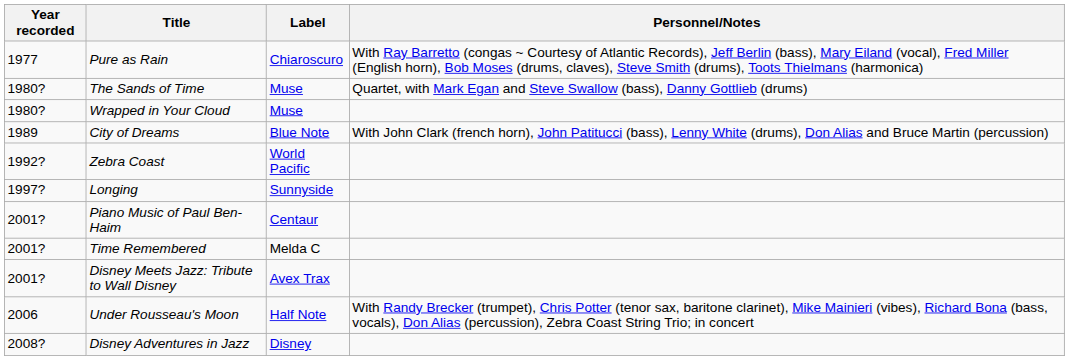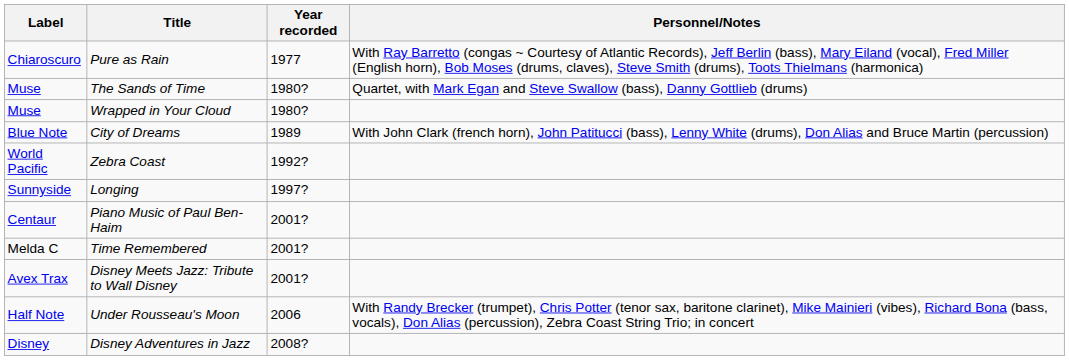columns swapped: (45, 22) <-> (308, 22)
